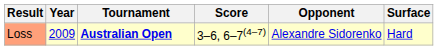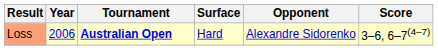columns swapped: (409, 13) <-> (232, 13)
(62, 34) 2009 -> (62, 34) 2006
